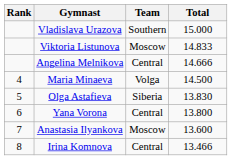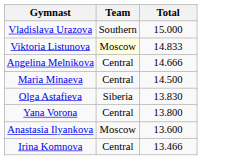- column: (19, 12)
(147, 46) no background -> (118, 46) lightyellow background
(147, 79) Volga -> (118, 79) Central
